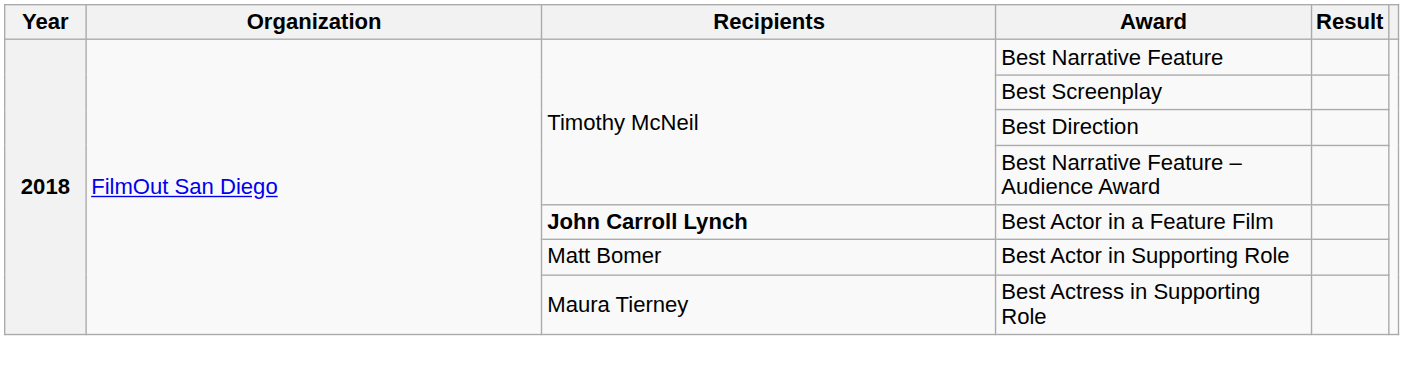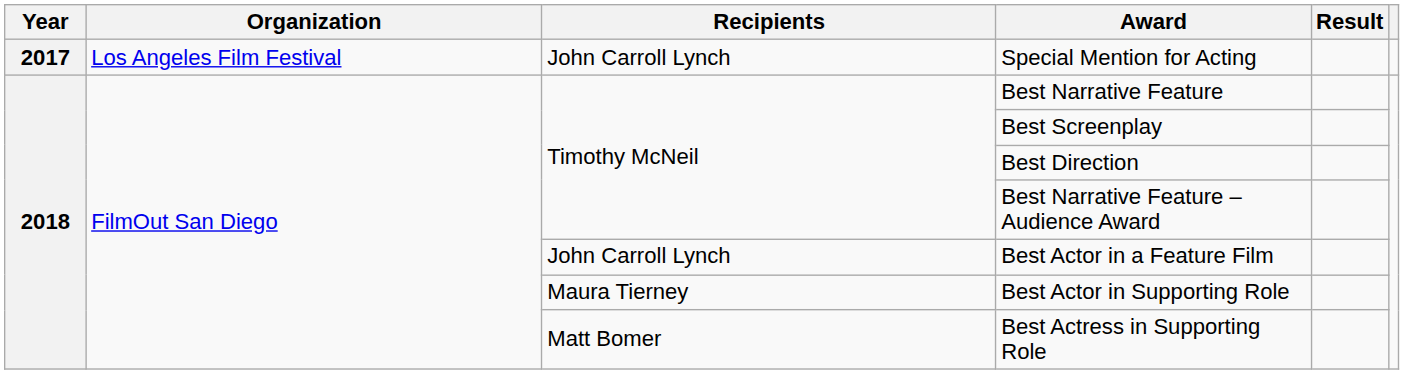+ row: (1129, 57)
(647, 221) bold -> (639, 256) normal
(604, 256) Matt Bomer -> (618, 291) Maura Tierney
(618, 304) Maura Tierney -> (604, 339) Matt Bomer
